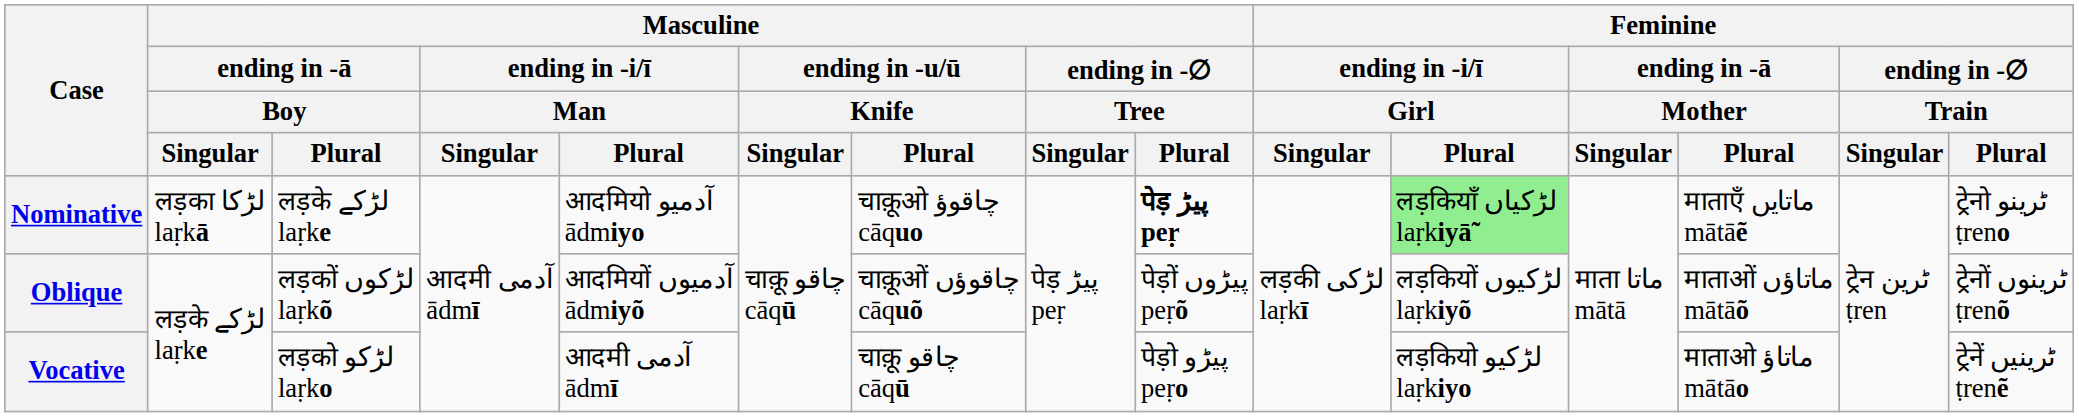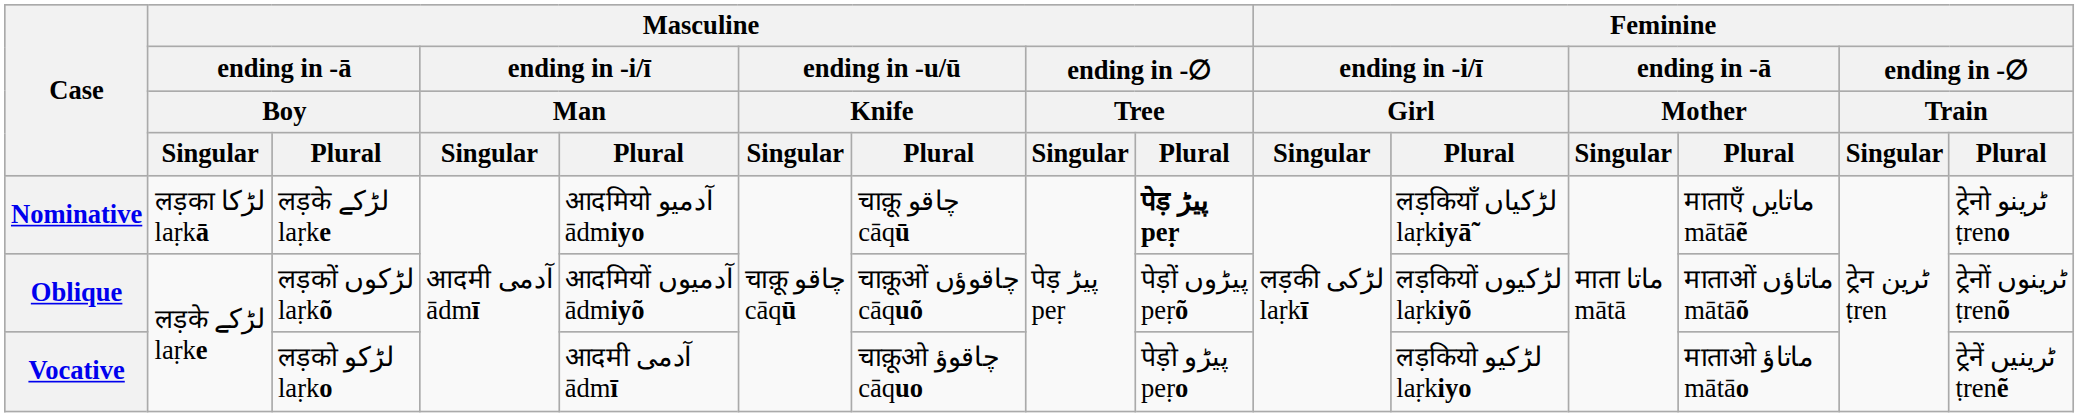(929, 216) चाक़ूओ چاقوؤ cāquo -> (909, 216) चाक़ू چاقو cāqū
(1477, 216) lightgreen background -> (1477, 216) no background
(909, 373) चाक़ू چاقو cāqū -> (929, 373) चाक़ूओ چاقوؤ cāquo
